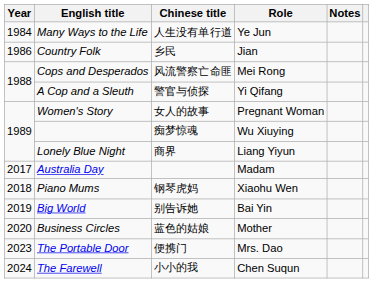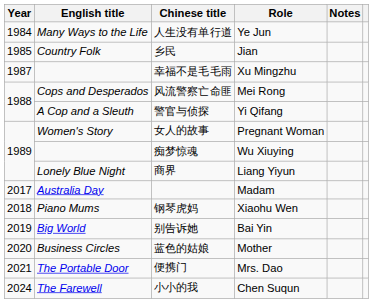(19, 52) 1986 -> (19, 52) 1985
+ row: (193, 71)
(19, 248) 2023 -> (19, 268) 2021
